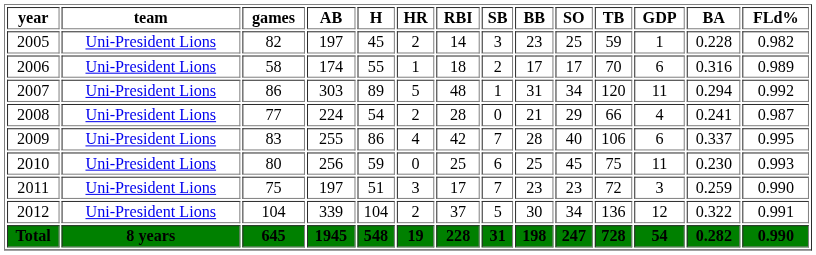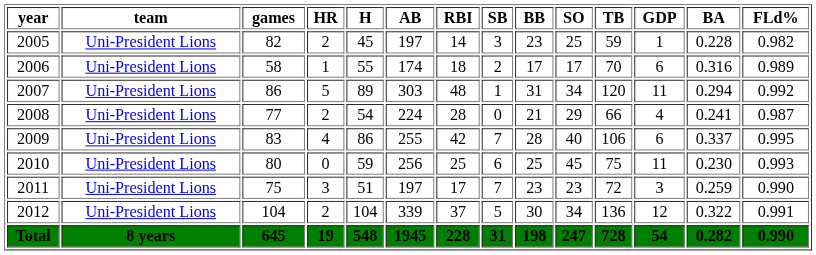columns swapped: (331, 18) <-> (416, 18)
